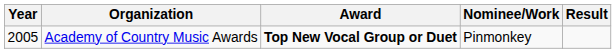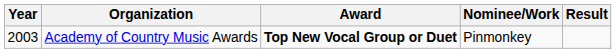(23, 37) 2005 -> (23, 37) 2003
